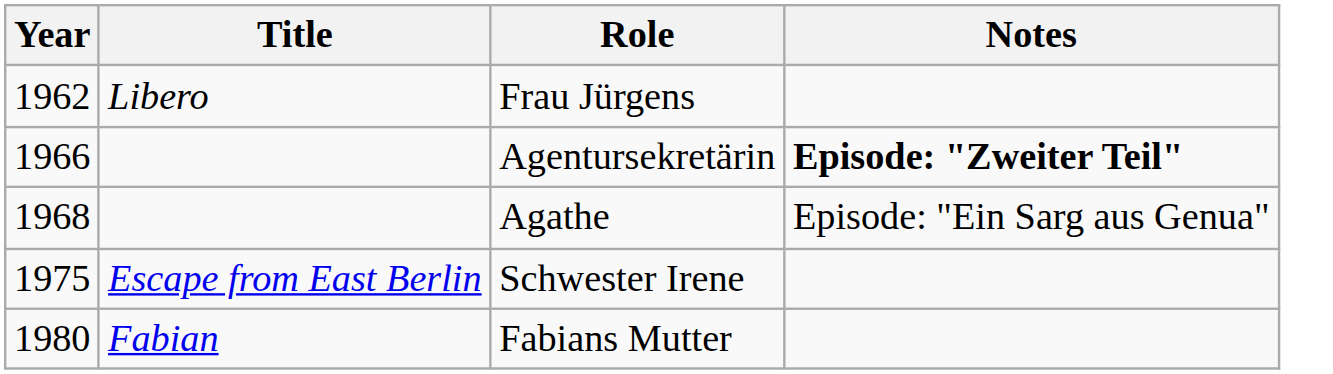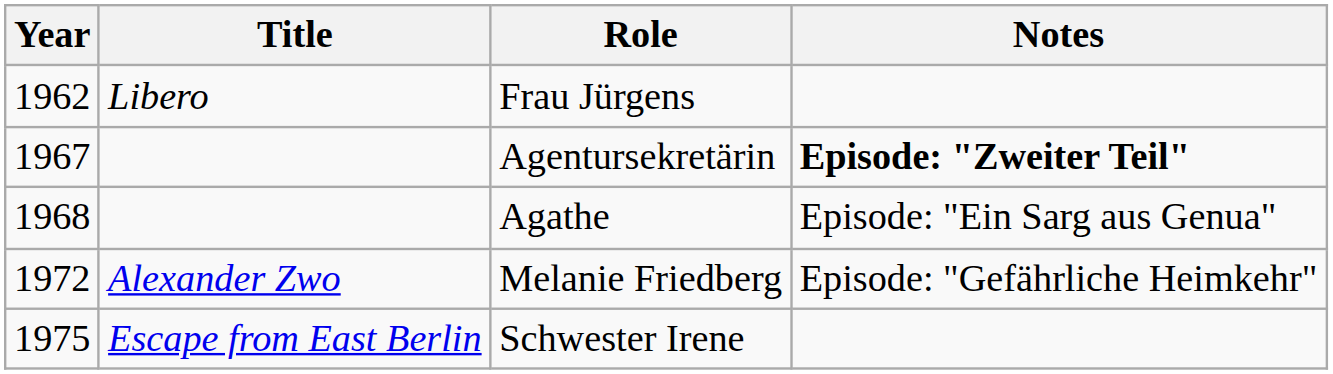(52, 156) 1966 -> (52, 156) 1967
+ row: (641, 277)
- row: (616, 338)
